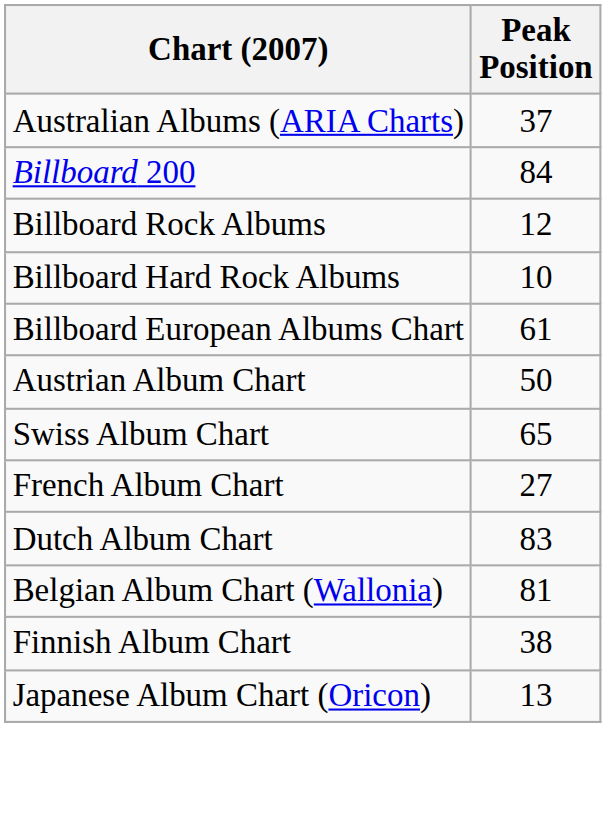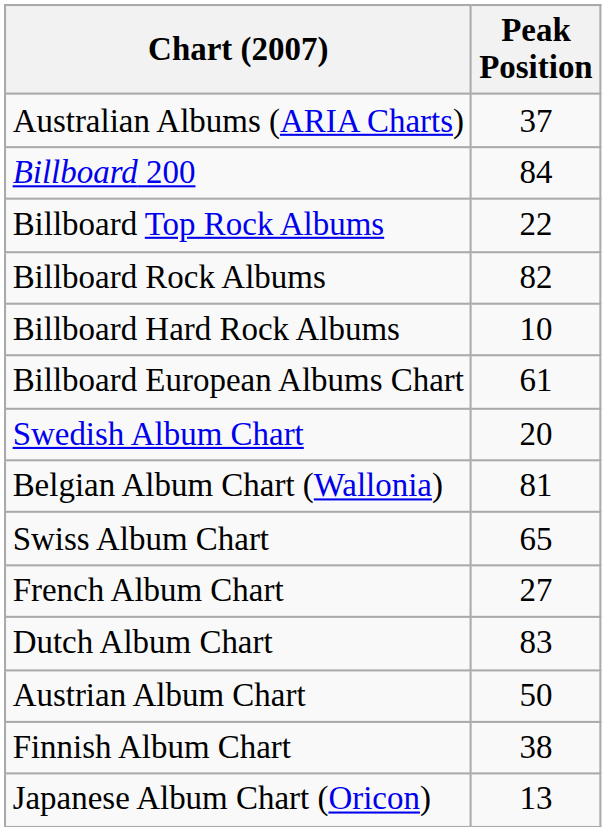+ row: (198, 224)
(536, 224) 12 -> (536, 276) 82
+ row: (158, 433)
rows swapped: (159, 381) <-> (228, 590)
